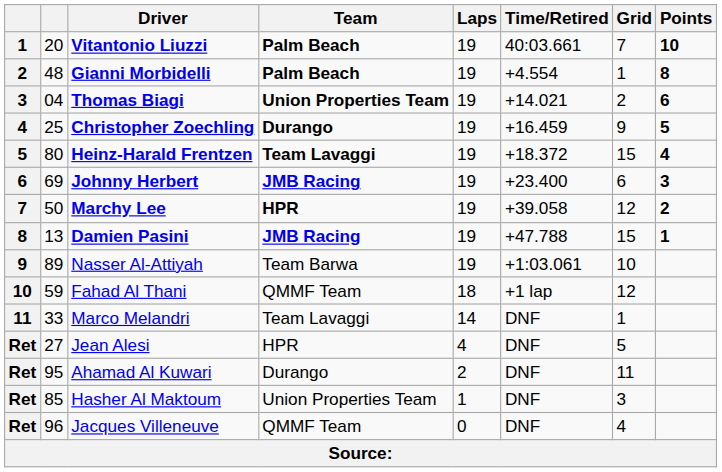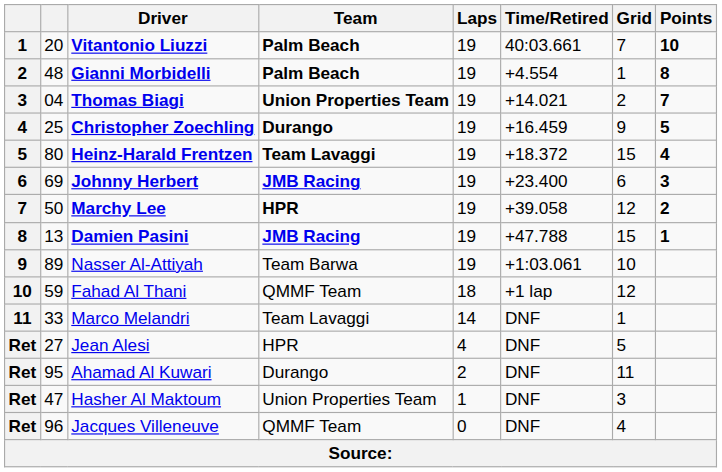(665, 100) 6 -> (665, 100) 7
(54, 399) 85 -> (54, 399) 47
